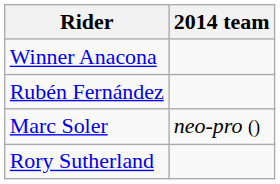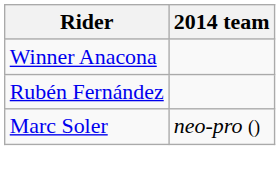- row: (82, 160)
